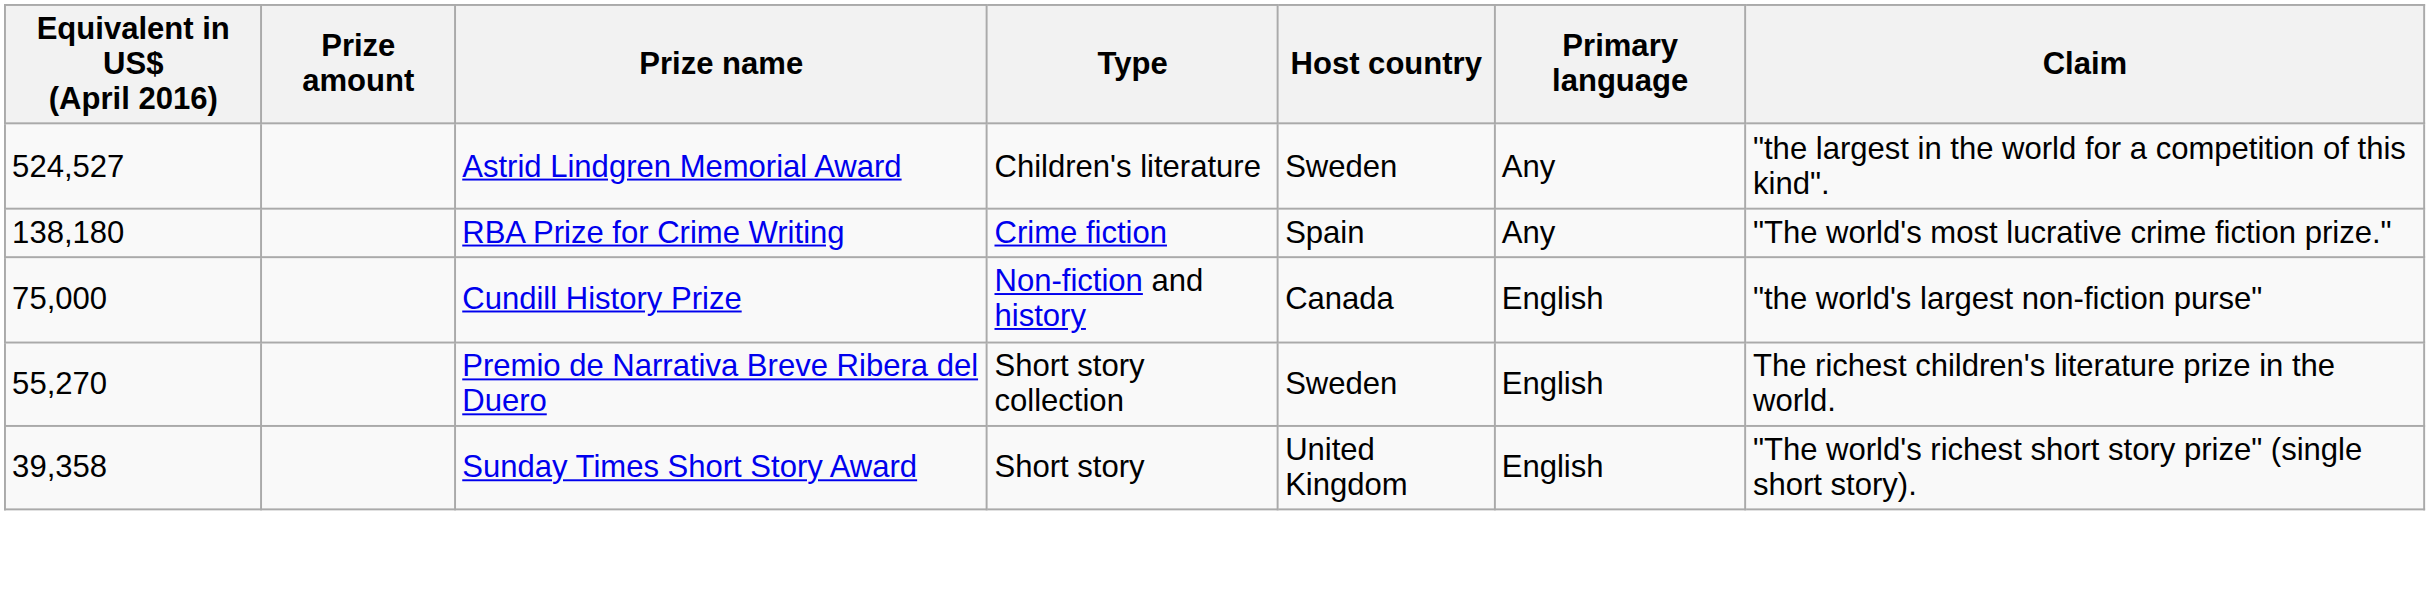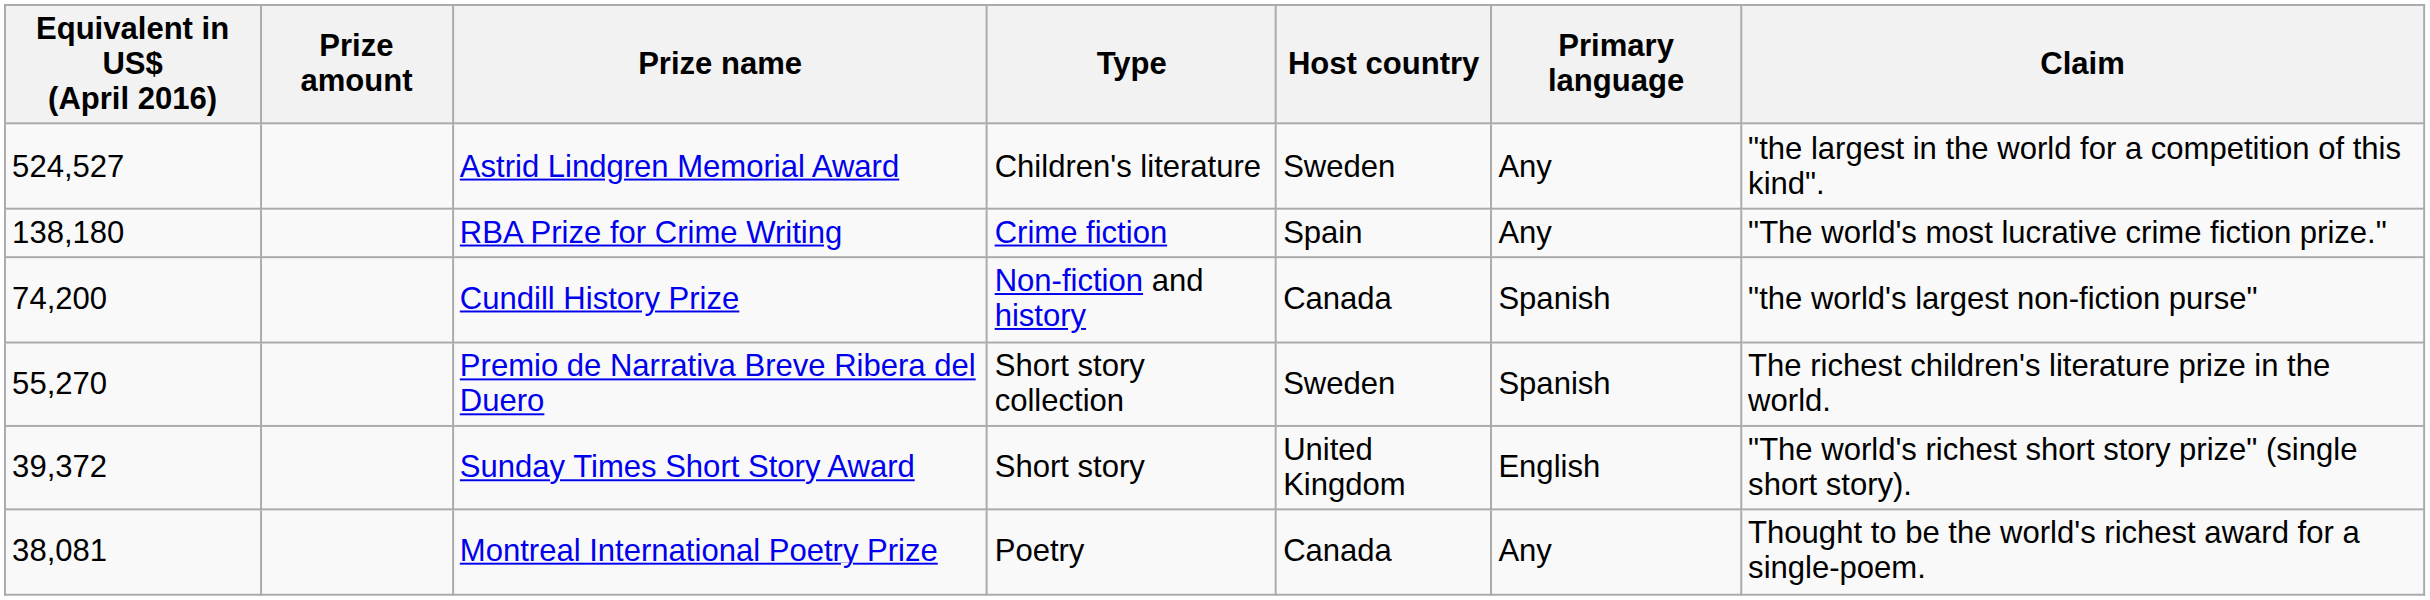(60, 299) 75,000 -> (60, 299) 74,200
(1553, 299) English -> (1554, 299) Spanish
(1553, 383) English -> (1554, 383) Spanish
(60, 467) 39,358 -> (60, 467) 39,372
+ row: (699, 551)
